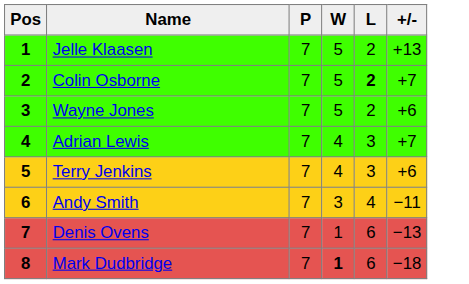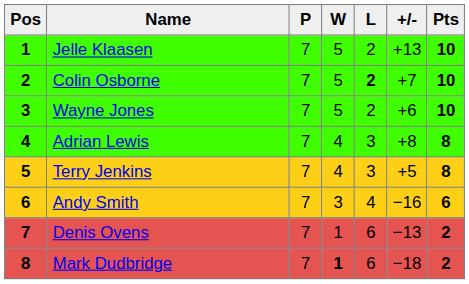+ column: (446, 19)
(407, 141) +7 -> (407, 141) +8
(407, 171) +6 -> (407, 171) +5
(407, 202) −11 -> (407, 202) −16
